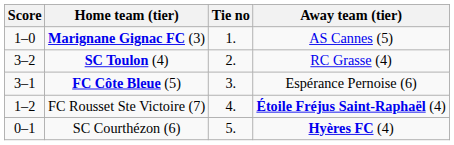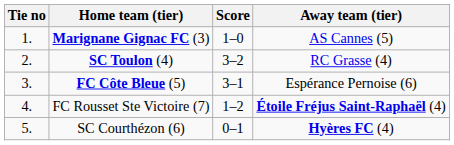columns swapped: (231, 15) <-> (25, 15)
